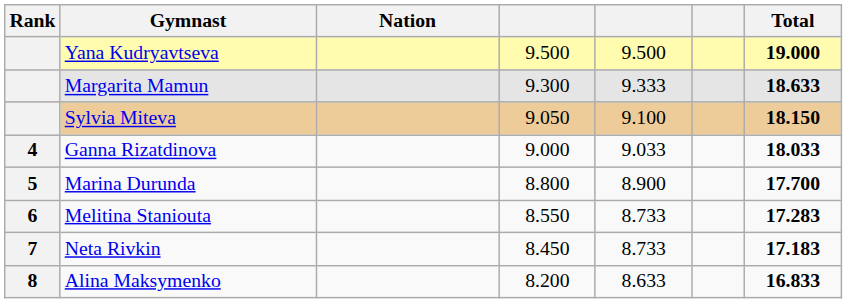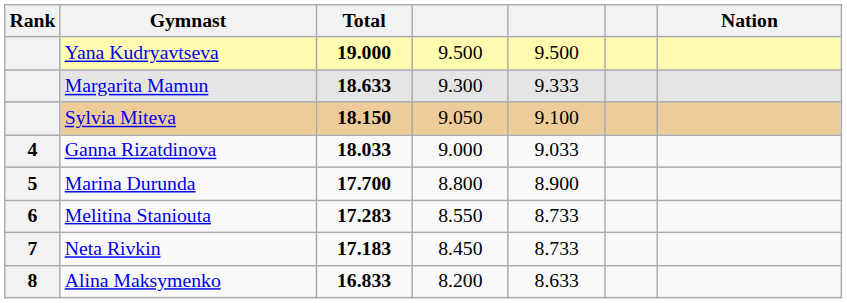columns swapped: (408, 20) <-> (793, 20)
